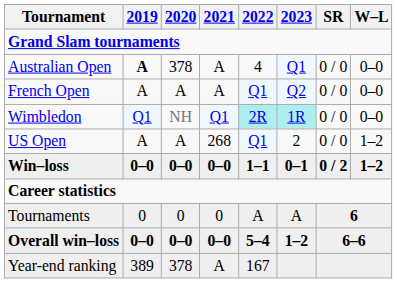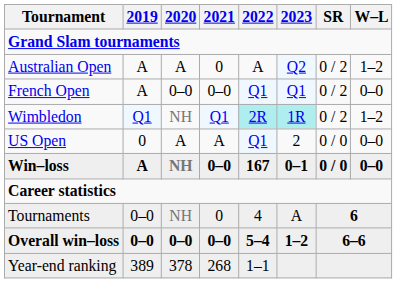(142, 66) bold -> (142, 66) normal
(181, 66) 378 -> (181, 66) A
(219, 66) A -> (219, 66) 0
(258, 66) 4 -> (258, 66) A
(296, 66) Q1 -> (296, 66) Q2
(333, 66) 0 / 0 -> (333, 66) 0 / 2
(371, 66) 0–0 -> (371, 66) 1–2
(181, 91) A -> (181, 91) 0–0
(219, 91) A -> (219, 91) 0–0
(296, 91) Q2 -> (296, 91) Q1
(333, 91) 0 / 0 -> (333, 91) 0 / 2
(333, 116) 0 / 0 -> (333, 116) 0 / 2
(371, 116) 0–0 -> (371, 116) 1–2
(142, 141) A -> (142, 141) 0
(219, 141) 268 -> (219, 141) A
(371, 141) 1–2 -> (371, 141) 0–0
(142, 166) 0–0 -> (142, 166) A
(181, 166) 0–0 -> (181, 166) NH
(258, 166) 1–1 -> (258, 166) 167
(333, 166) 0 / 2 -> (333, 166) 0 / 0
(371, 166) 1–2 -> (371, 166) 0–0
(142, 215) 0 -> (142, 215) 0–0
(181, 215) 0 -> (181, 215) NH
(258, 215) A -> (258, 215) 4
(219, 265) A -> (219, 265) 268
(258, 265) 167 -> (258, 265) 1–1
